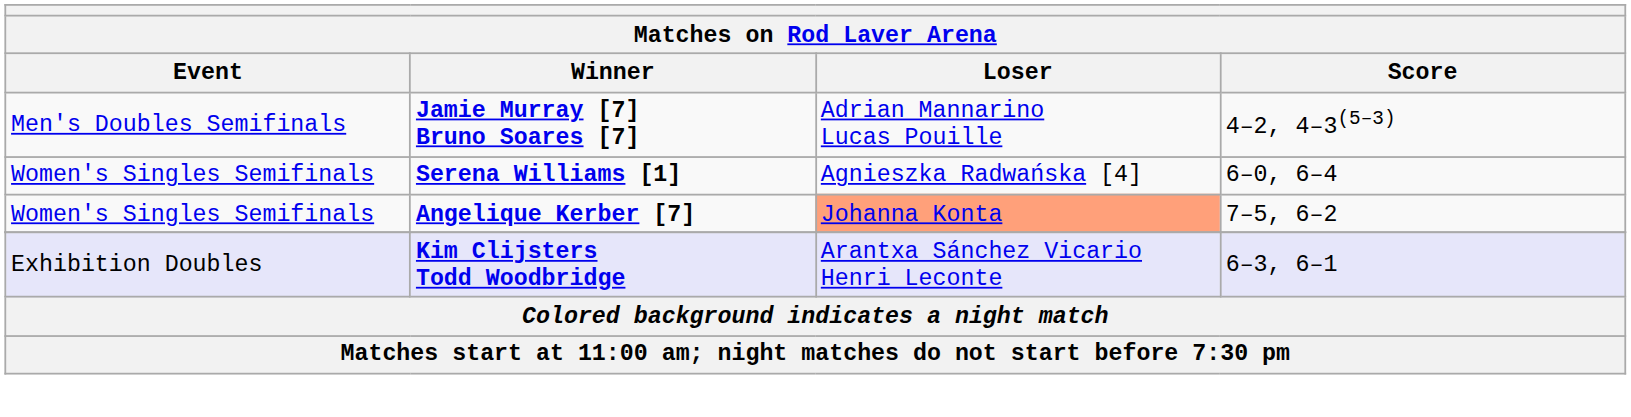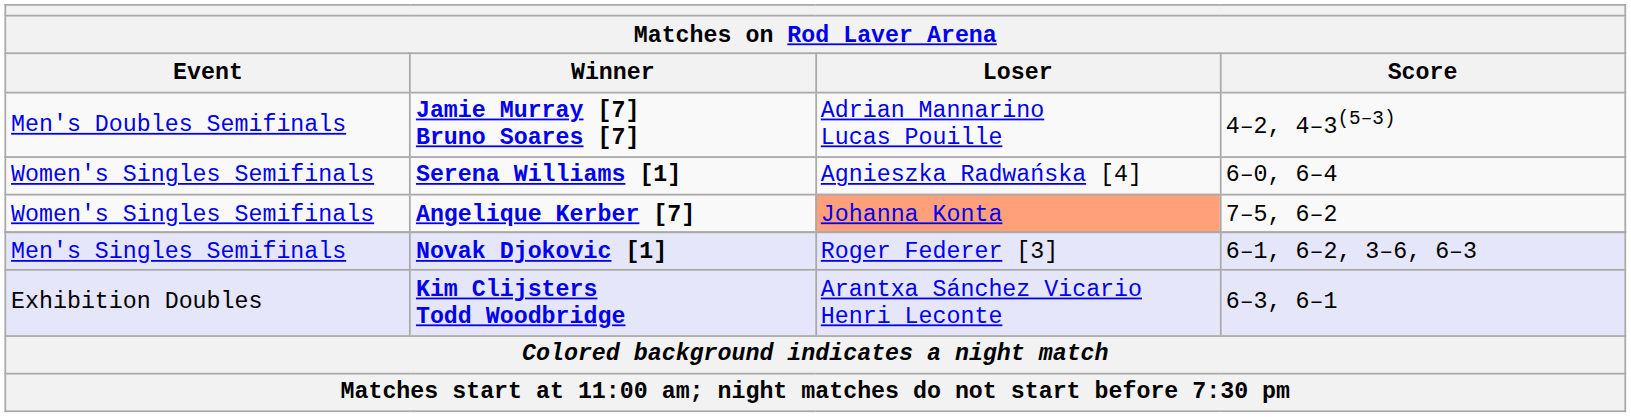+ row: (542, 251)
